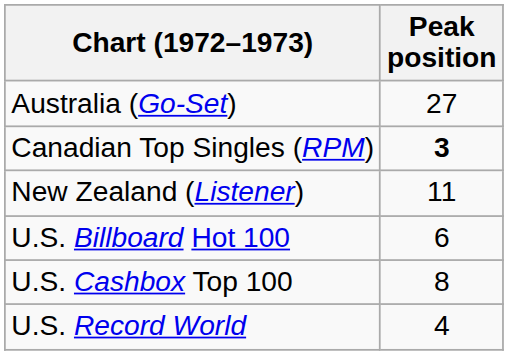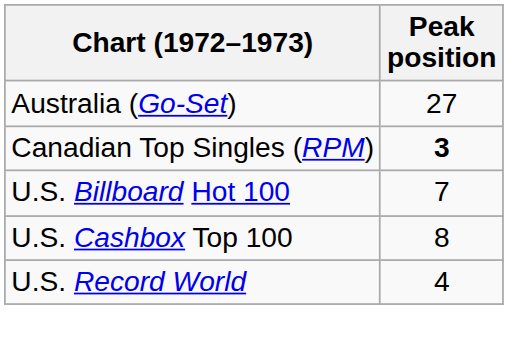- row: (158, 192)
(442, 237) 6 -> (442, 192) 7
